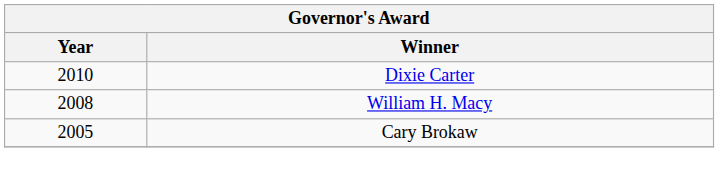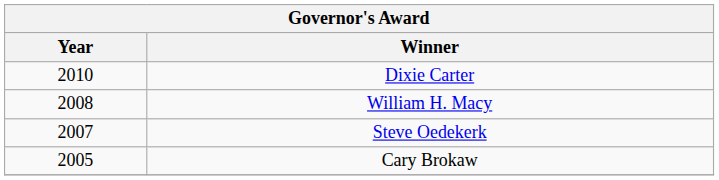+ row: (430, 132)
